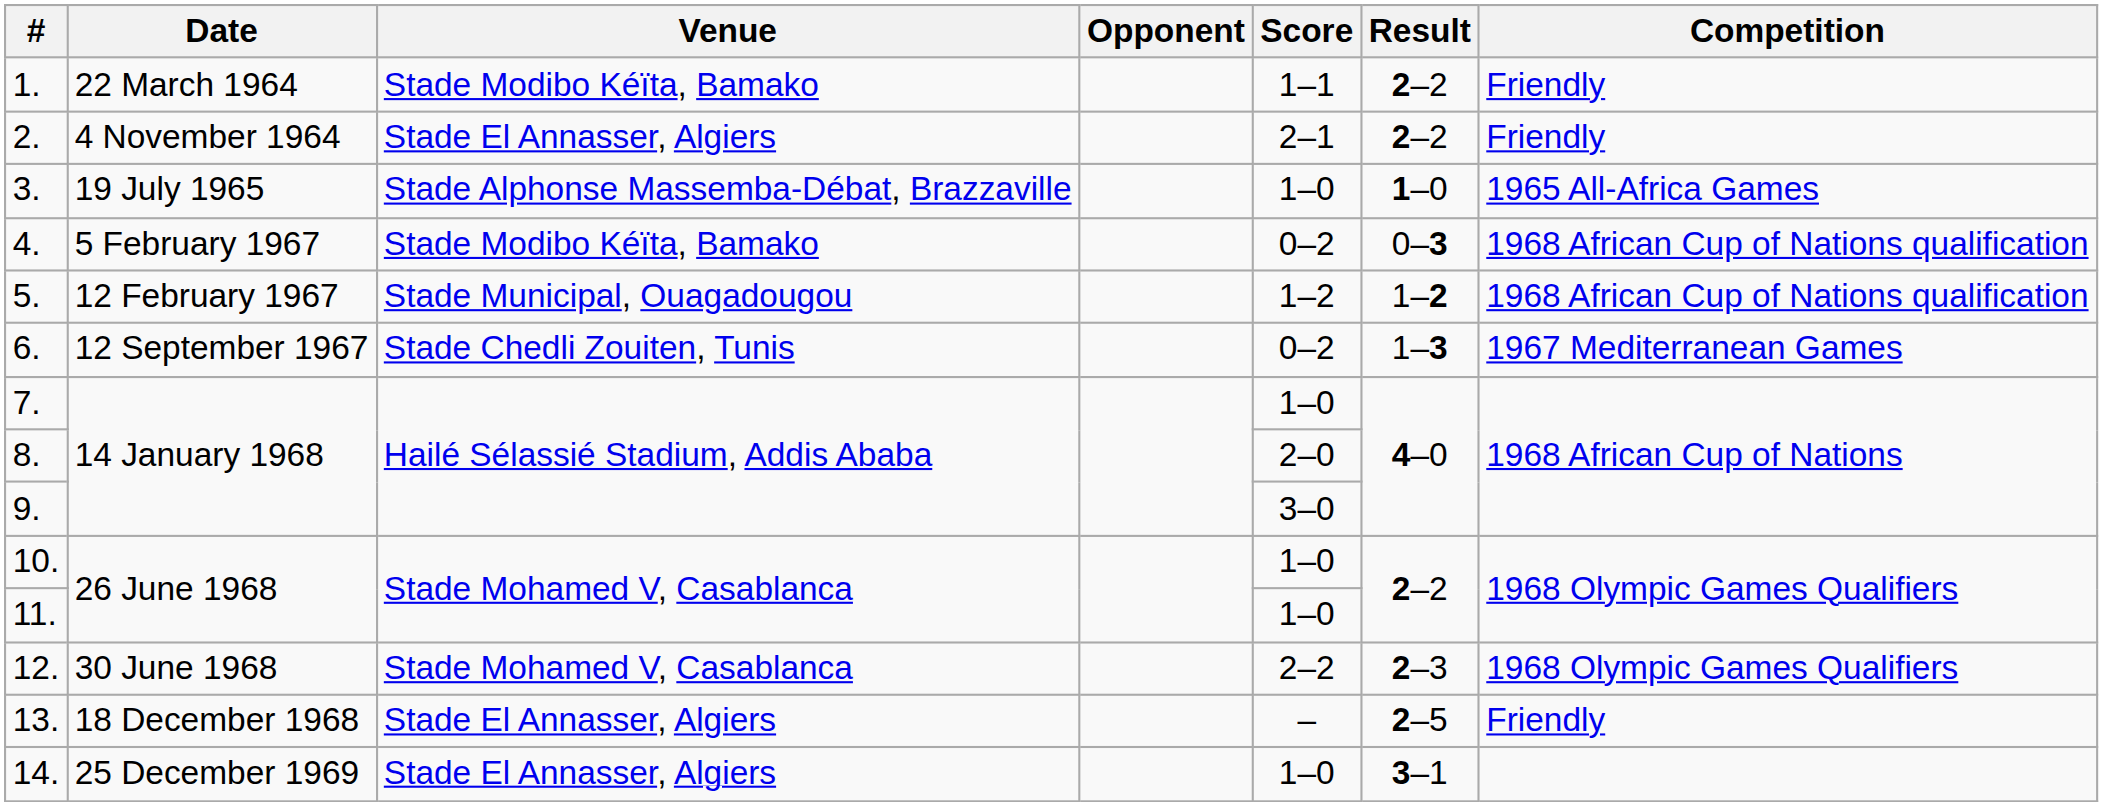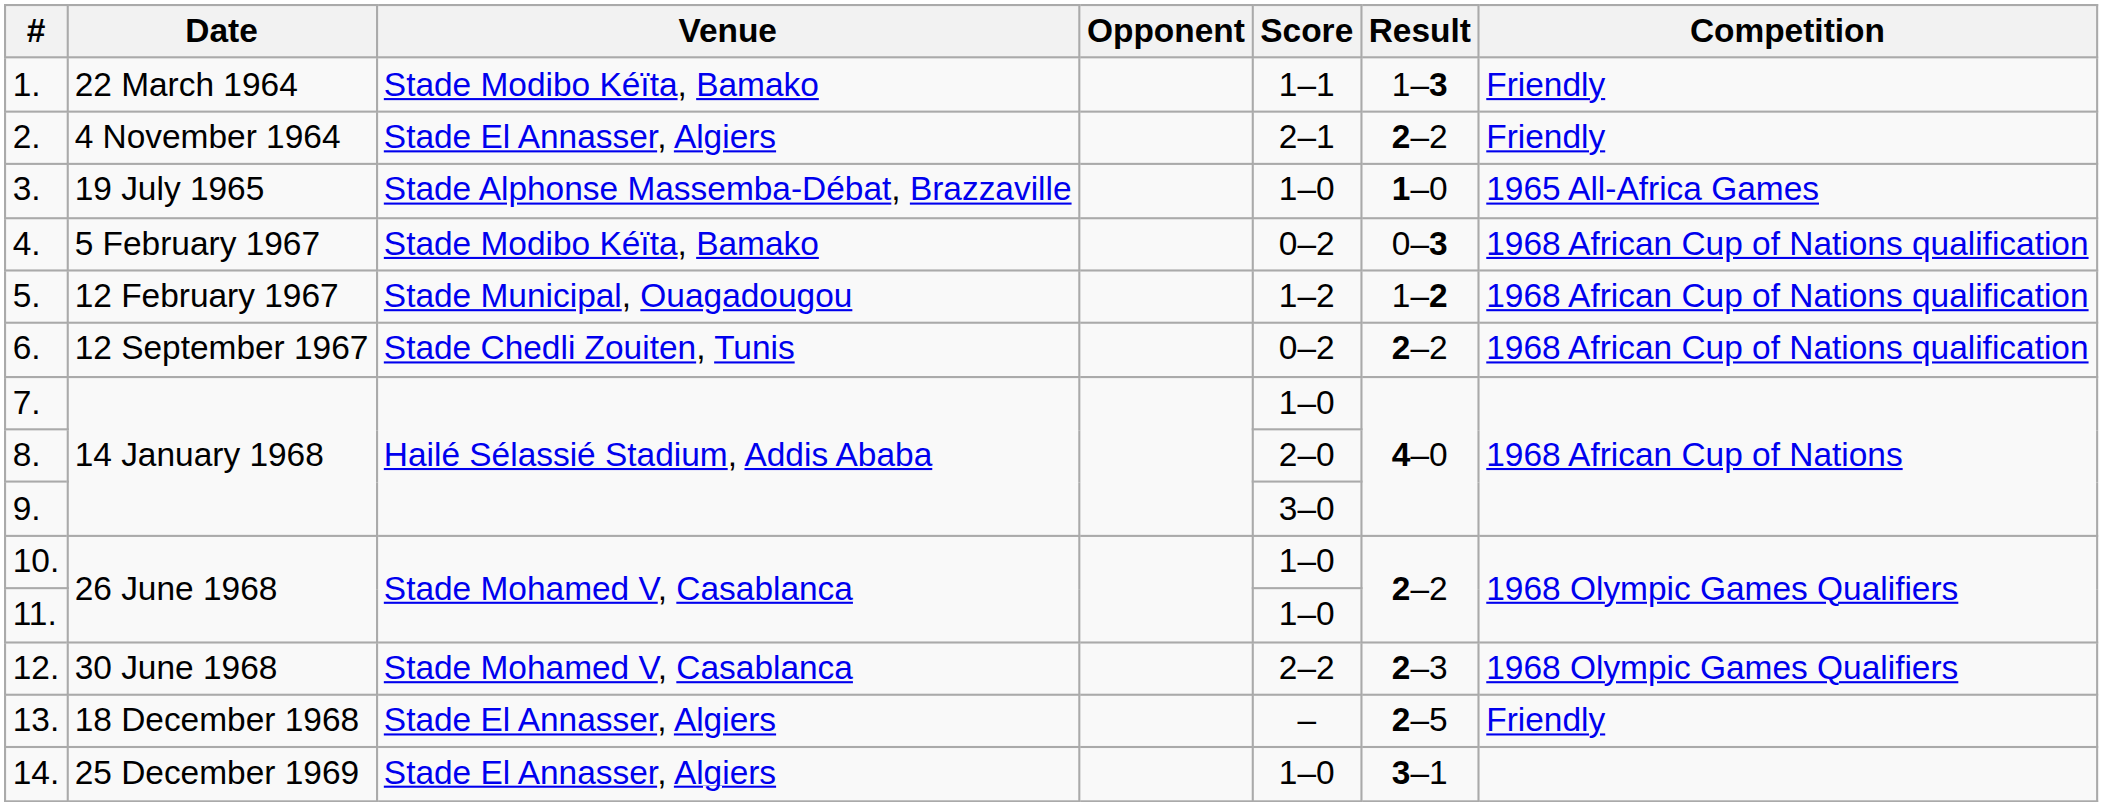(1420, 84) 2–2 -> (1420, 84) 1–3
(1420, 349) 1–3 -> (1420, 349) 2–2
(1694, 349) 1967 Mediterranean Games -> (1787, 349) 1968 African Cup of Nations qualification
